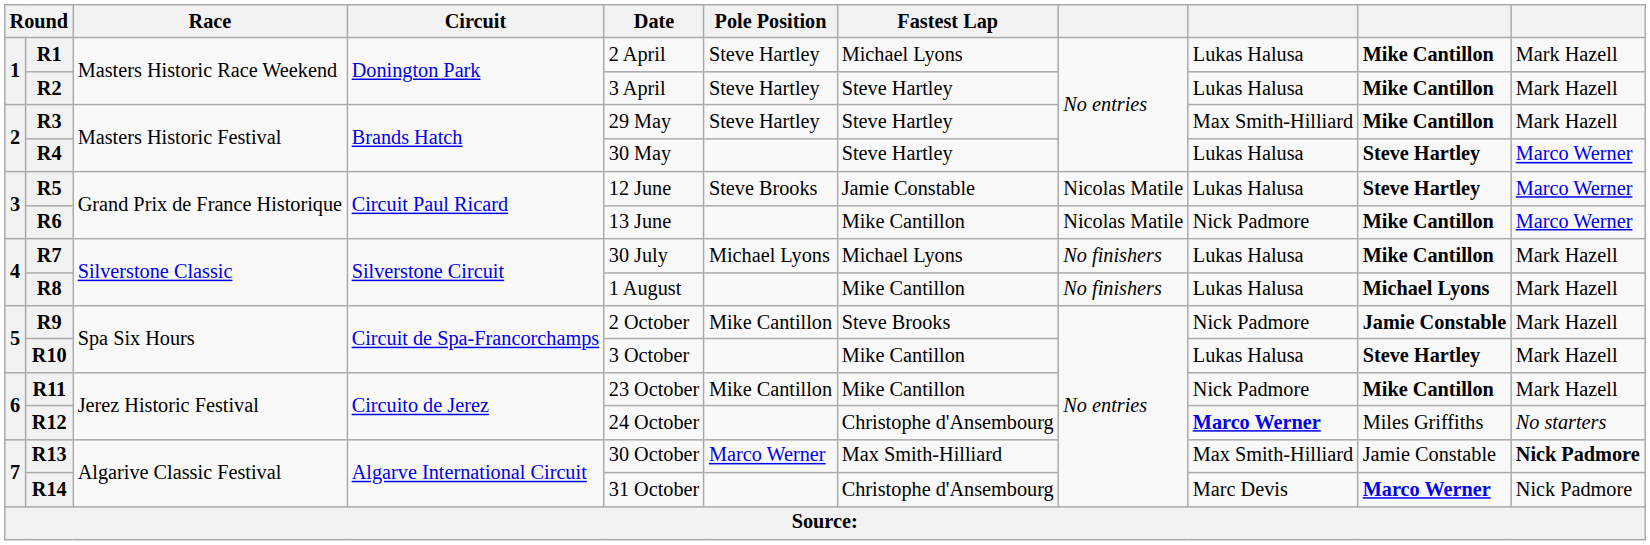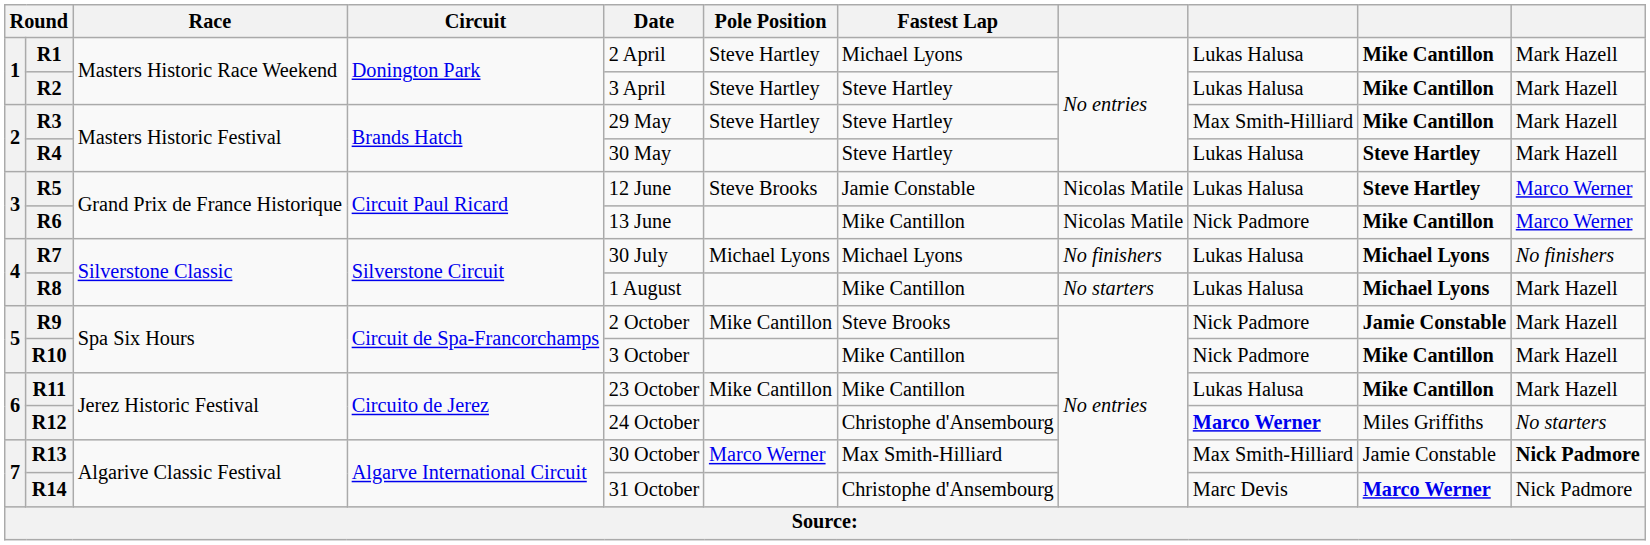(1574, 154) Marco Werner -> (1567, 154) Mark Hazell
(1428, 254) Mike Cantillon -> (1426, 254) Michael Lyons
(1567, 254) Mark Hazell -> (1565, 254) No finishers
(1113, 288) No finishers -> (1109, 288) No starters
(1248, 355) Lukas Halusa -> (1251, 355) Nick Padmore
(1421, 355) Steve Hartley -> (1428, 355) Mike Cantillon
(1251, 388) Nick Padmore -> (1248, 388) Lukas Halusa
